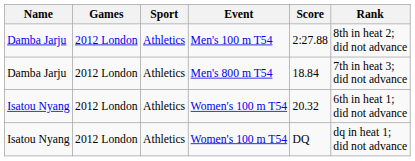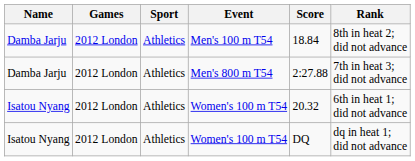(310, 40) 2:27.88 -> (306, 40) 18.84
(306, 73) 18.84 -> (310, 73) 2:27.88
